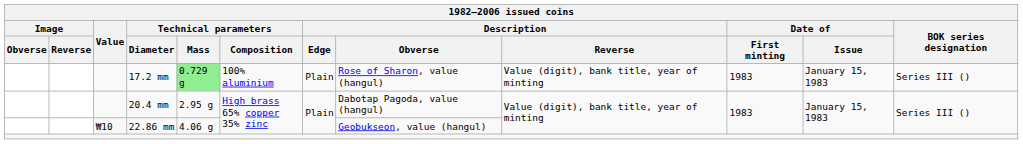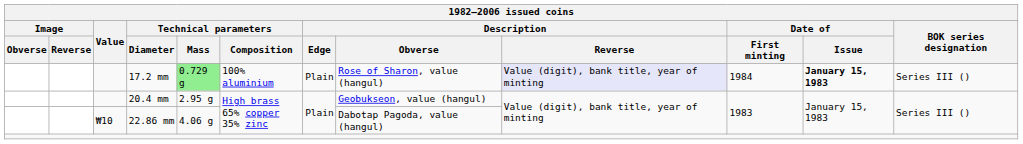(601, 77) no background -> (601, 77) lavender background
(741, 77) 1983 -> (741, 77) 1984
(836, 77) normal -> (836, 77) bold
(398, 104) Dabotap Pagoda, value (hangul) -> (412, 98) Geobukseon, value (hangul)
(412, 126) Geobukseon, value (hangul) -> (398, 120) Dabotap Pagoda, value (hangul)
